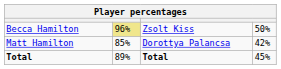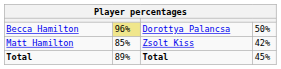(168, 29) Zsolt Kiss -> (186, 29) Dorottya Palancsa
(186, 43) Dorottya Palancsa -> (168, 43) Zsolt Kiss
